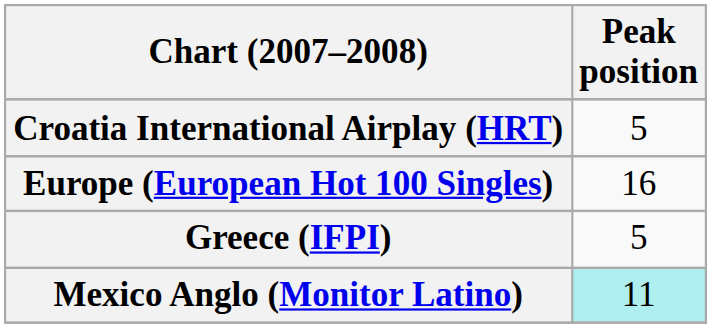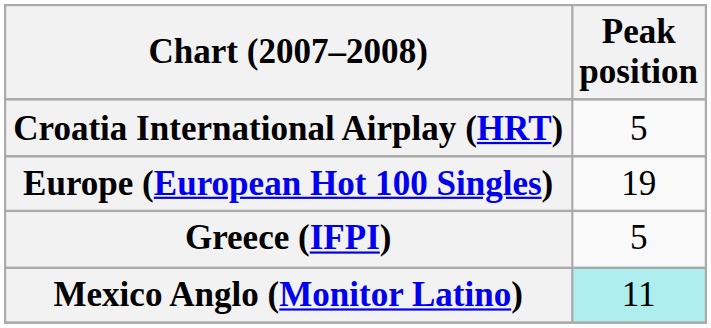(639, 182) 16 -> (639, 182) 19
